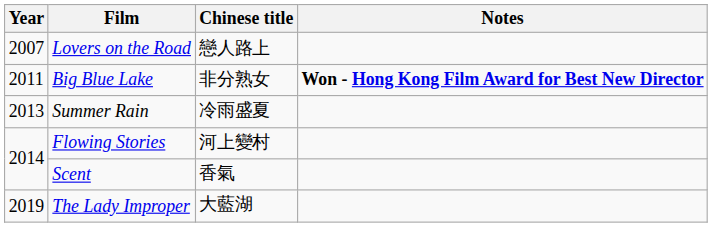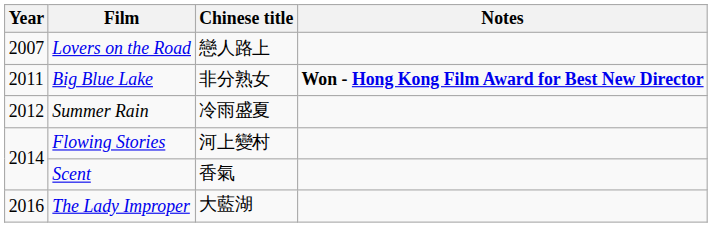(26, 111) 2013 -> (26, 111) 2012
(26, 205) 2019 -> (26, 205) 2016
